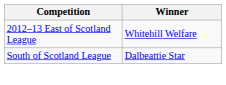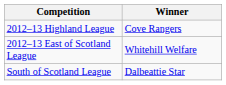+ row: (60, 28)
